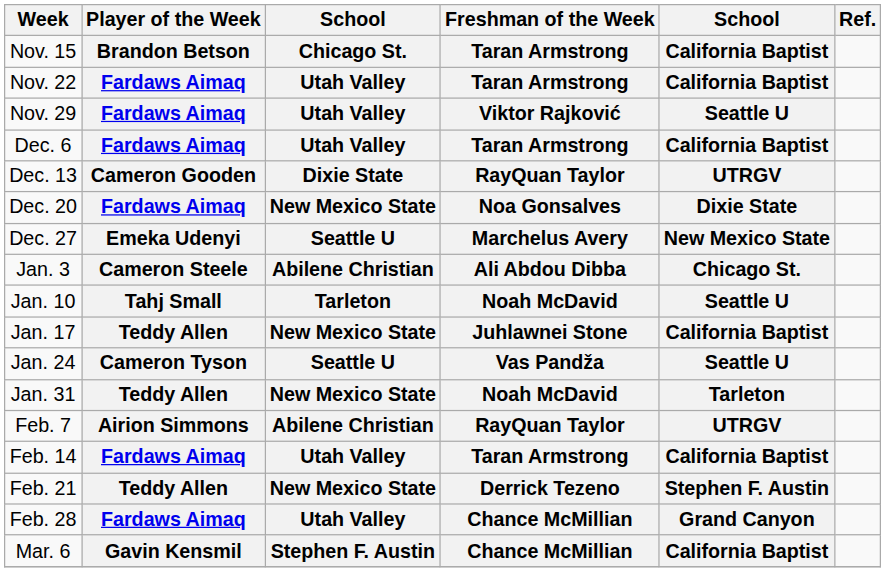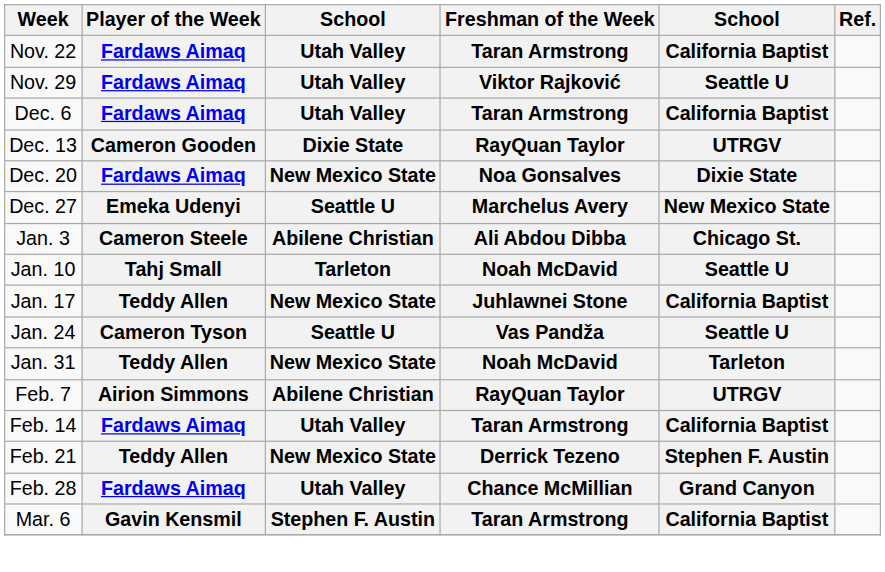- row: (43, 51)
(550, 550) Chance McMillian -> (550, 519) Taran Armstrong
